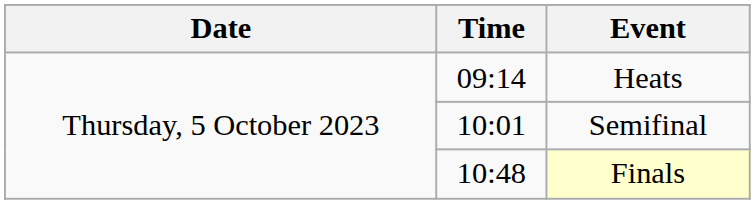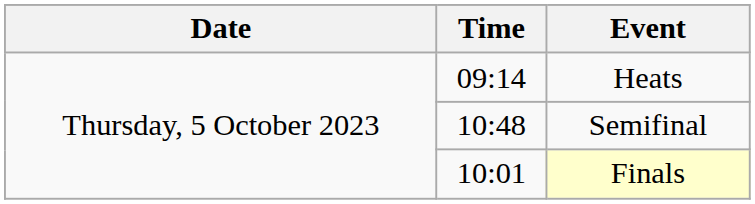(491, 125) 10:01 -> (491, 125) 10:48
(491, 173) 10:48 -> (491, 173) 10:01
